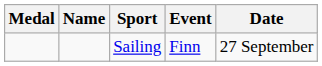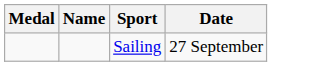- column: (190, 18)
